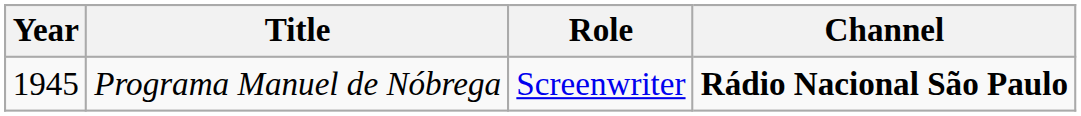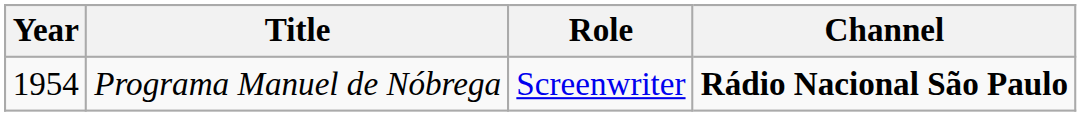(46, 83) 1945 -> (46, 83) 1954
